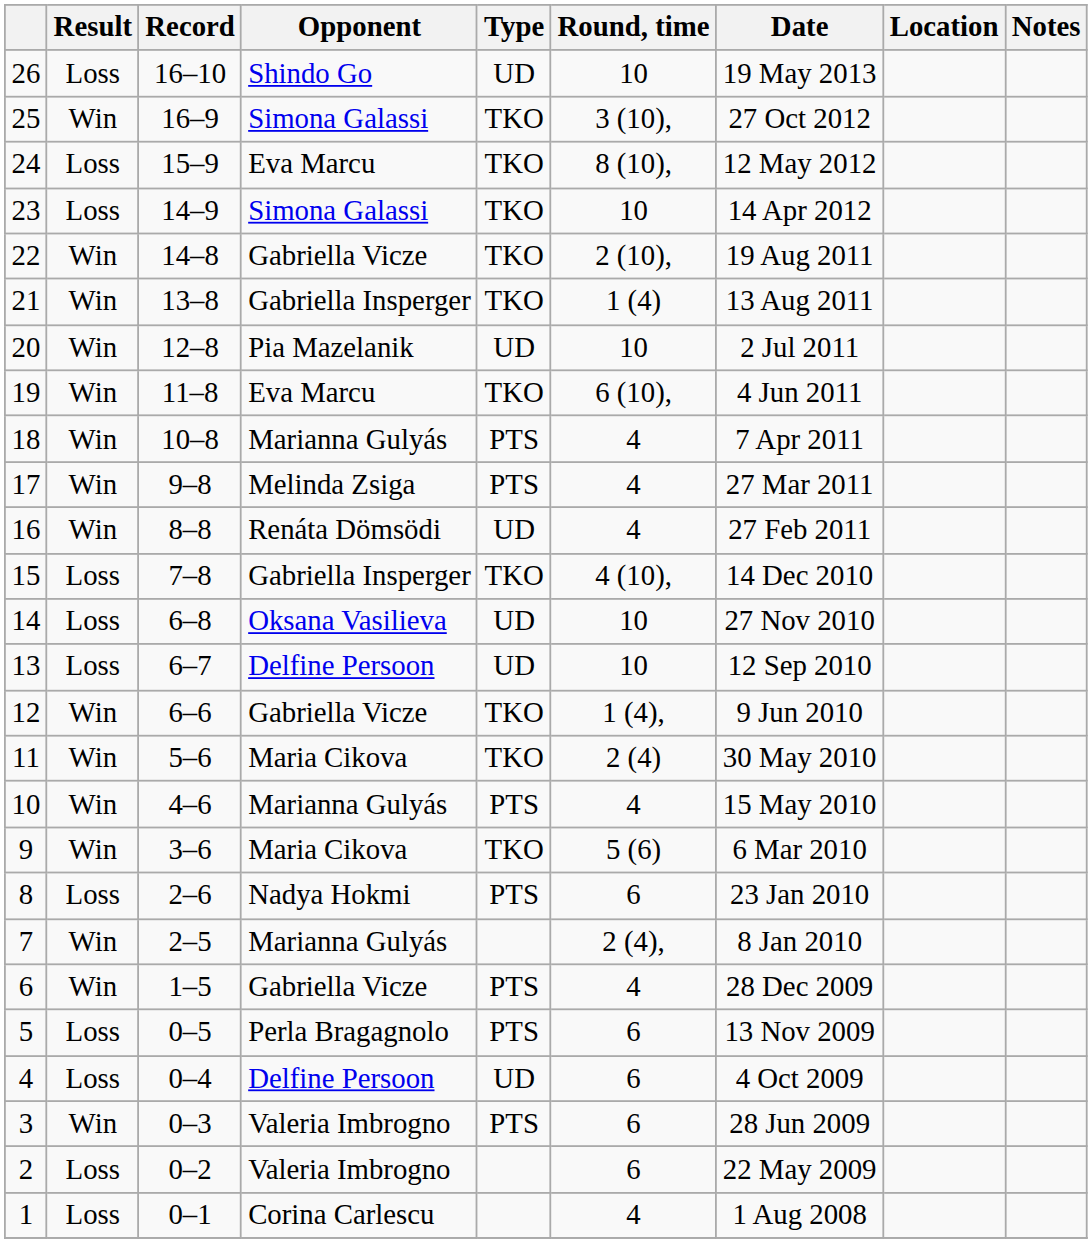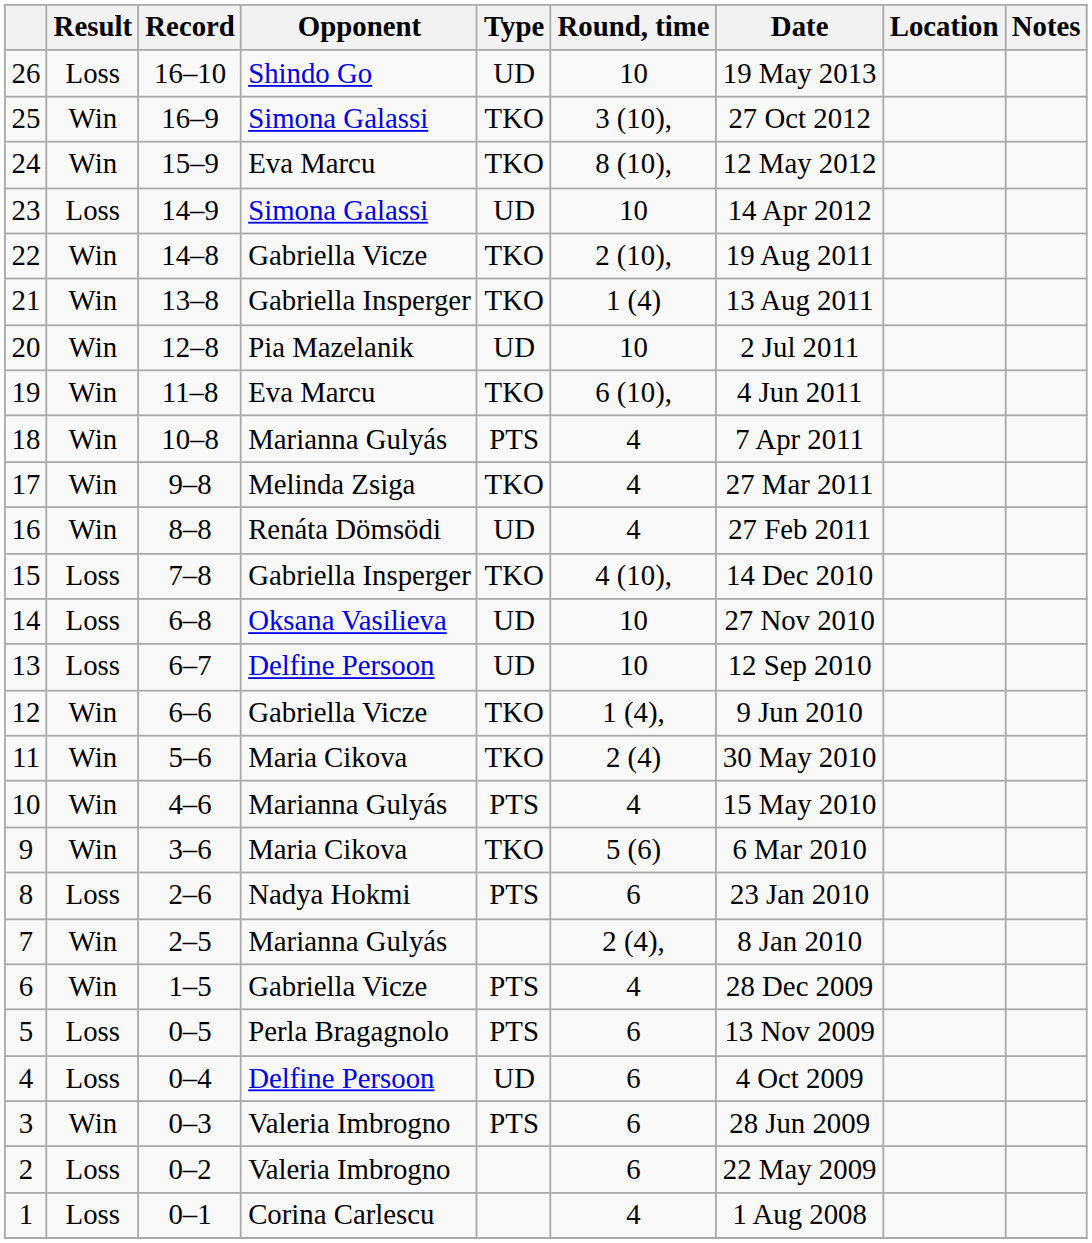(93, 164) Loss -> (93, 164) Win
(514, 210) TKO -> (514, 210) UD
(514, 484) PTS -> (514, 484) TKO
